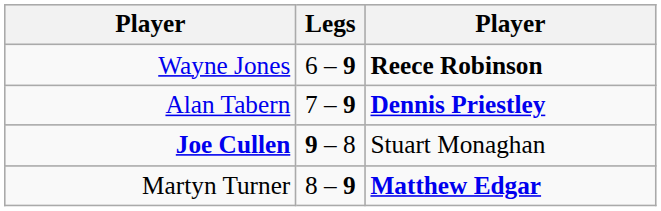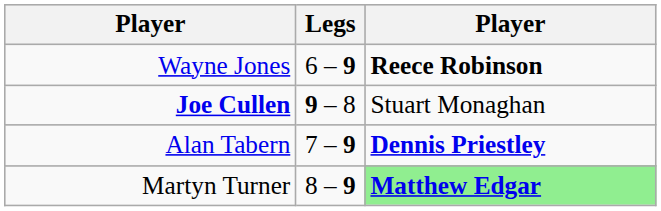rows swapped: (233, 144) <-> (228, 104)
(456, 184) no background -> (456, 184) lightgreen background
